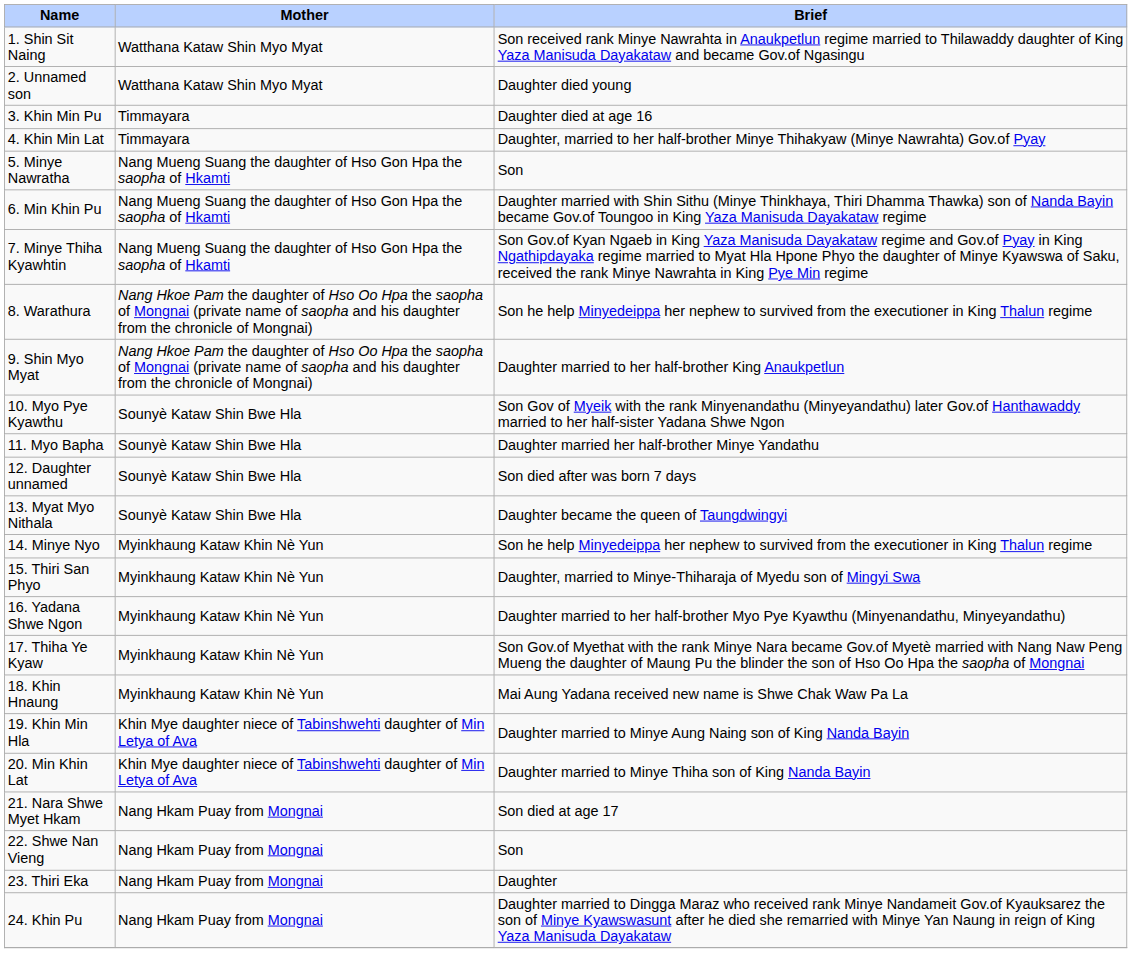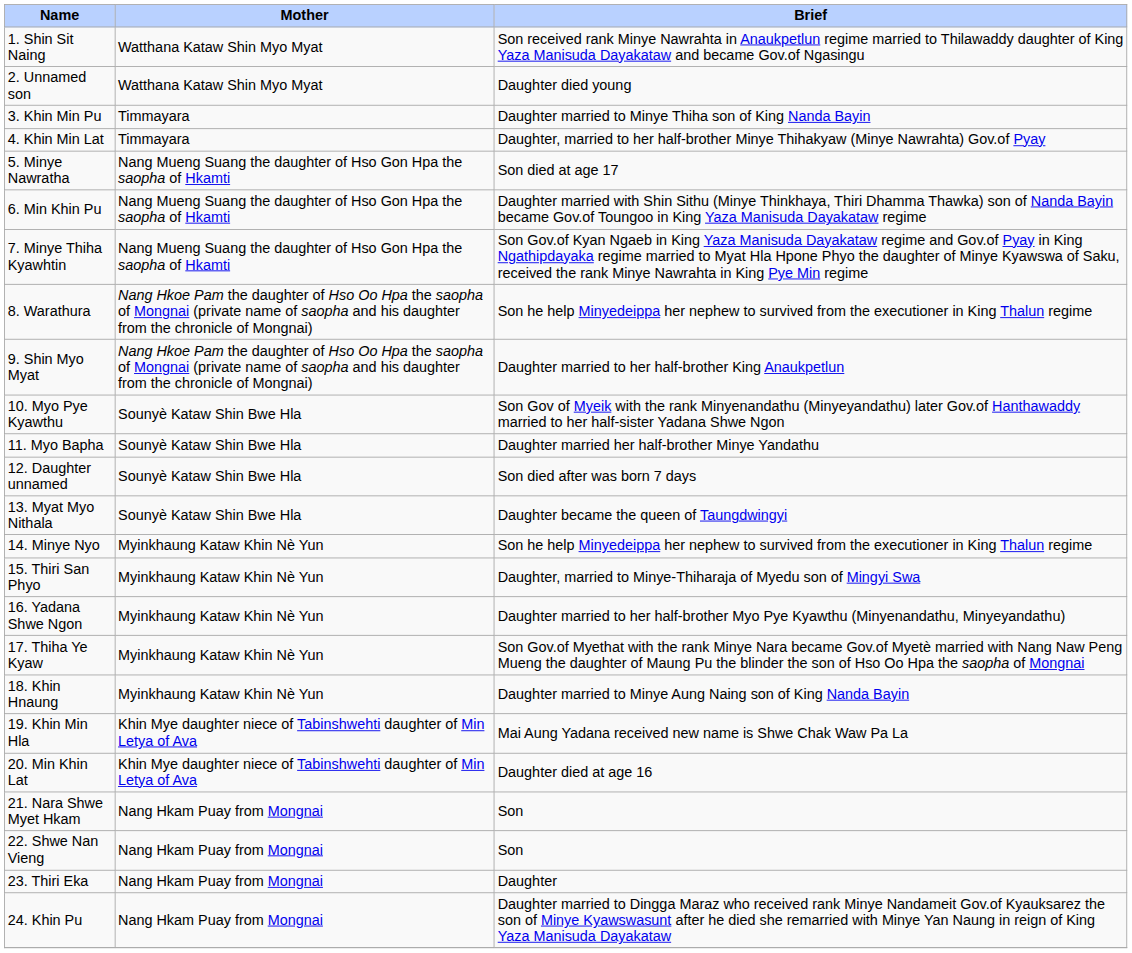(575, 116) Daughter died at age 16 -> (684, 116) Daughter married to Minye Thiha son of King Nanda Bayin
(511, 170) Son -> (558, 170) Son died at age 17
(703, 694) Mai Aung Yadana received new name is Shwe Chak Waw Pa La -> (703, 694) Daughter married to Minye Aung Naing son of King Nanda Bayin
(703, 733) Daughter married to Minye Aung Naing son of King Nanda Bayin -> (703, 733) Mai Aung Yadana received new name is Shwe Chak Waw Pa La
(684, 772) Daughter married to Minye Thiha son of King Nanda Bayin -> (575, 772) Daughter died at age 16
(558, 811) Son died at age 17 -> (511, 811) Son
